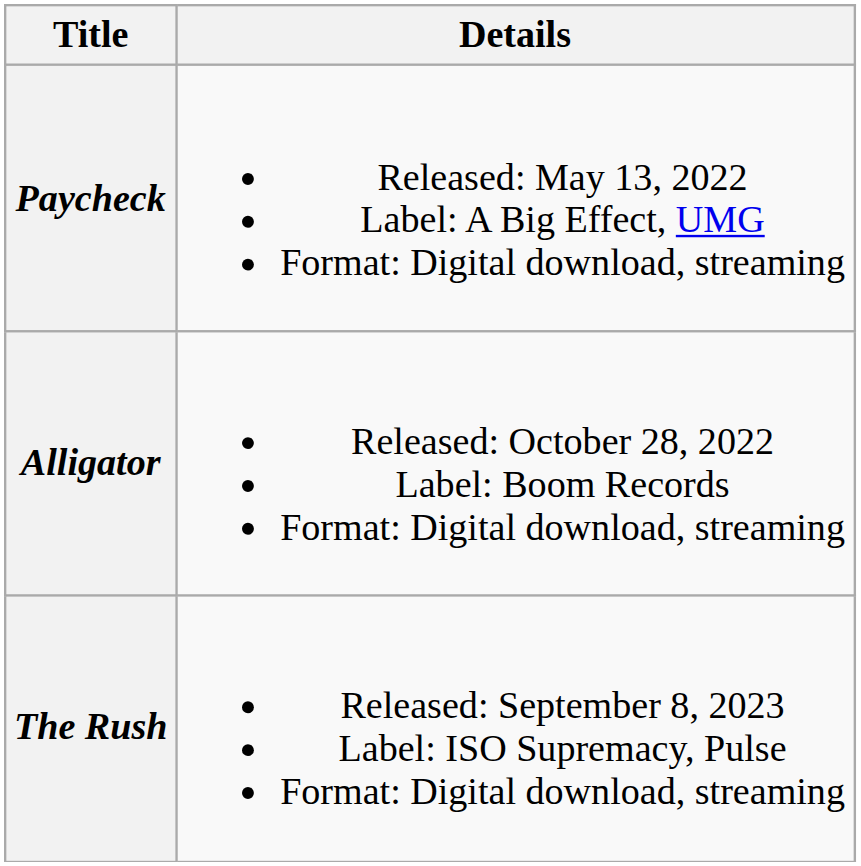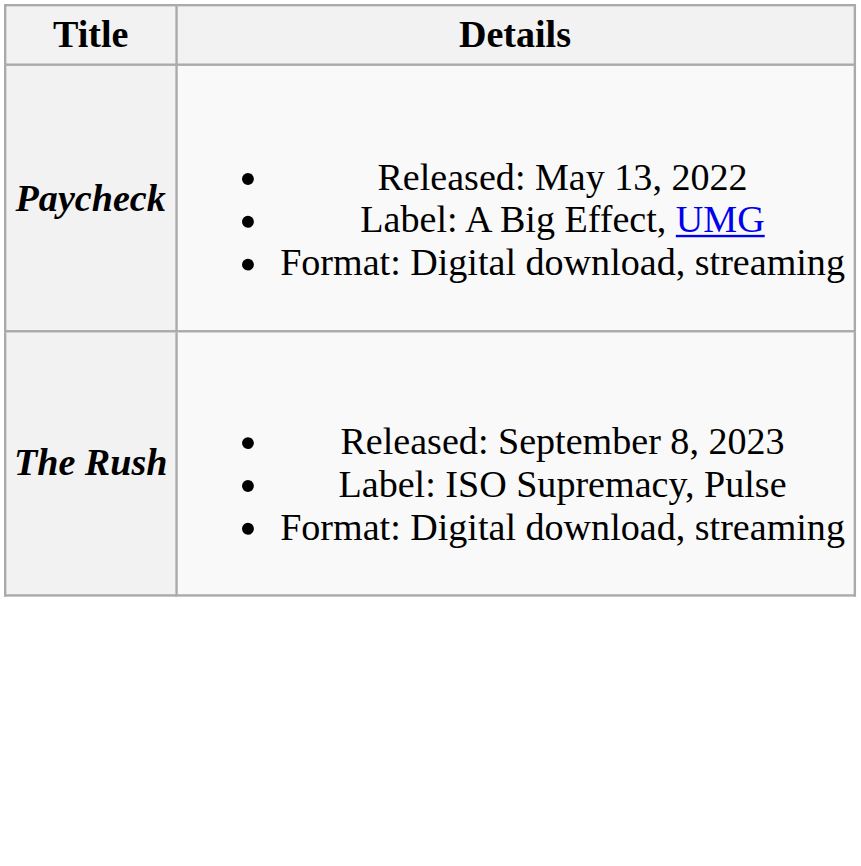- row: (91, 462)
